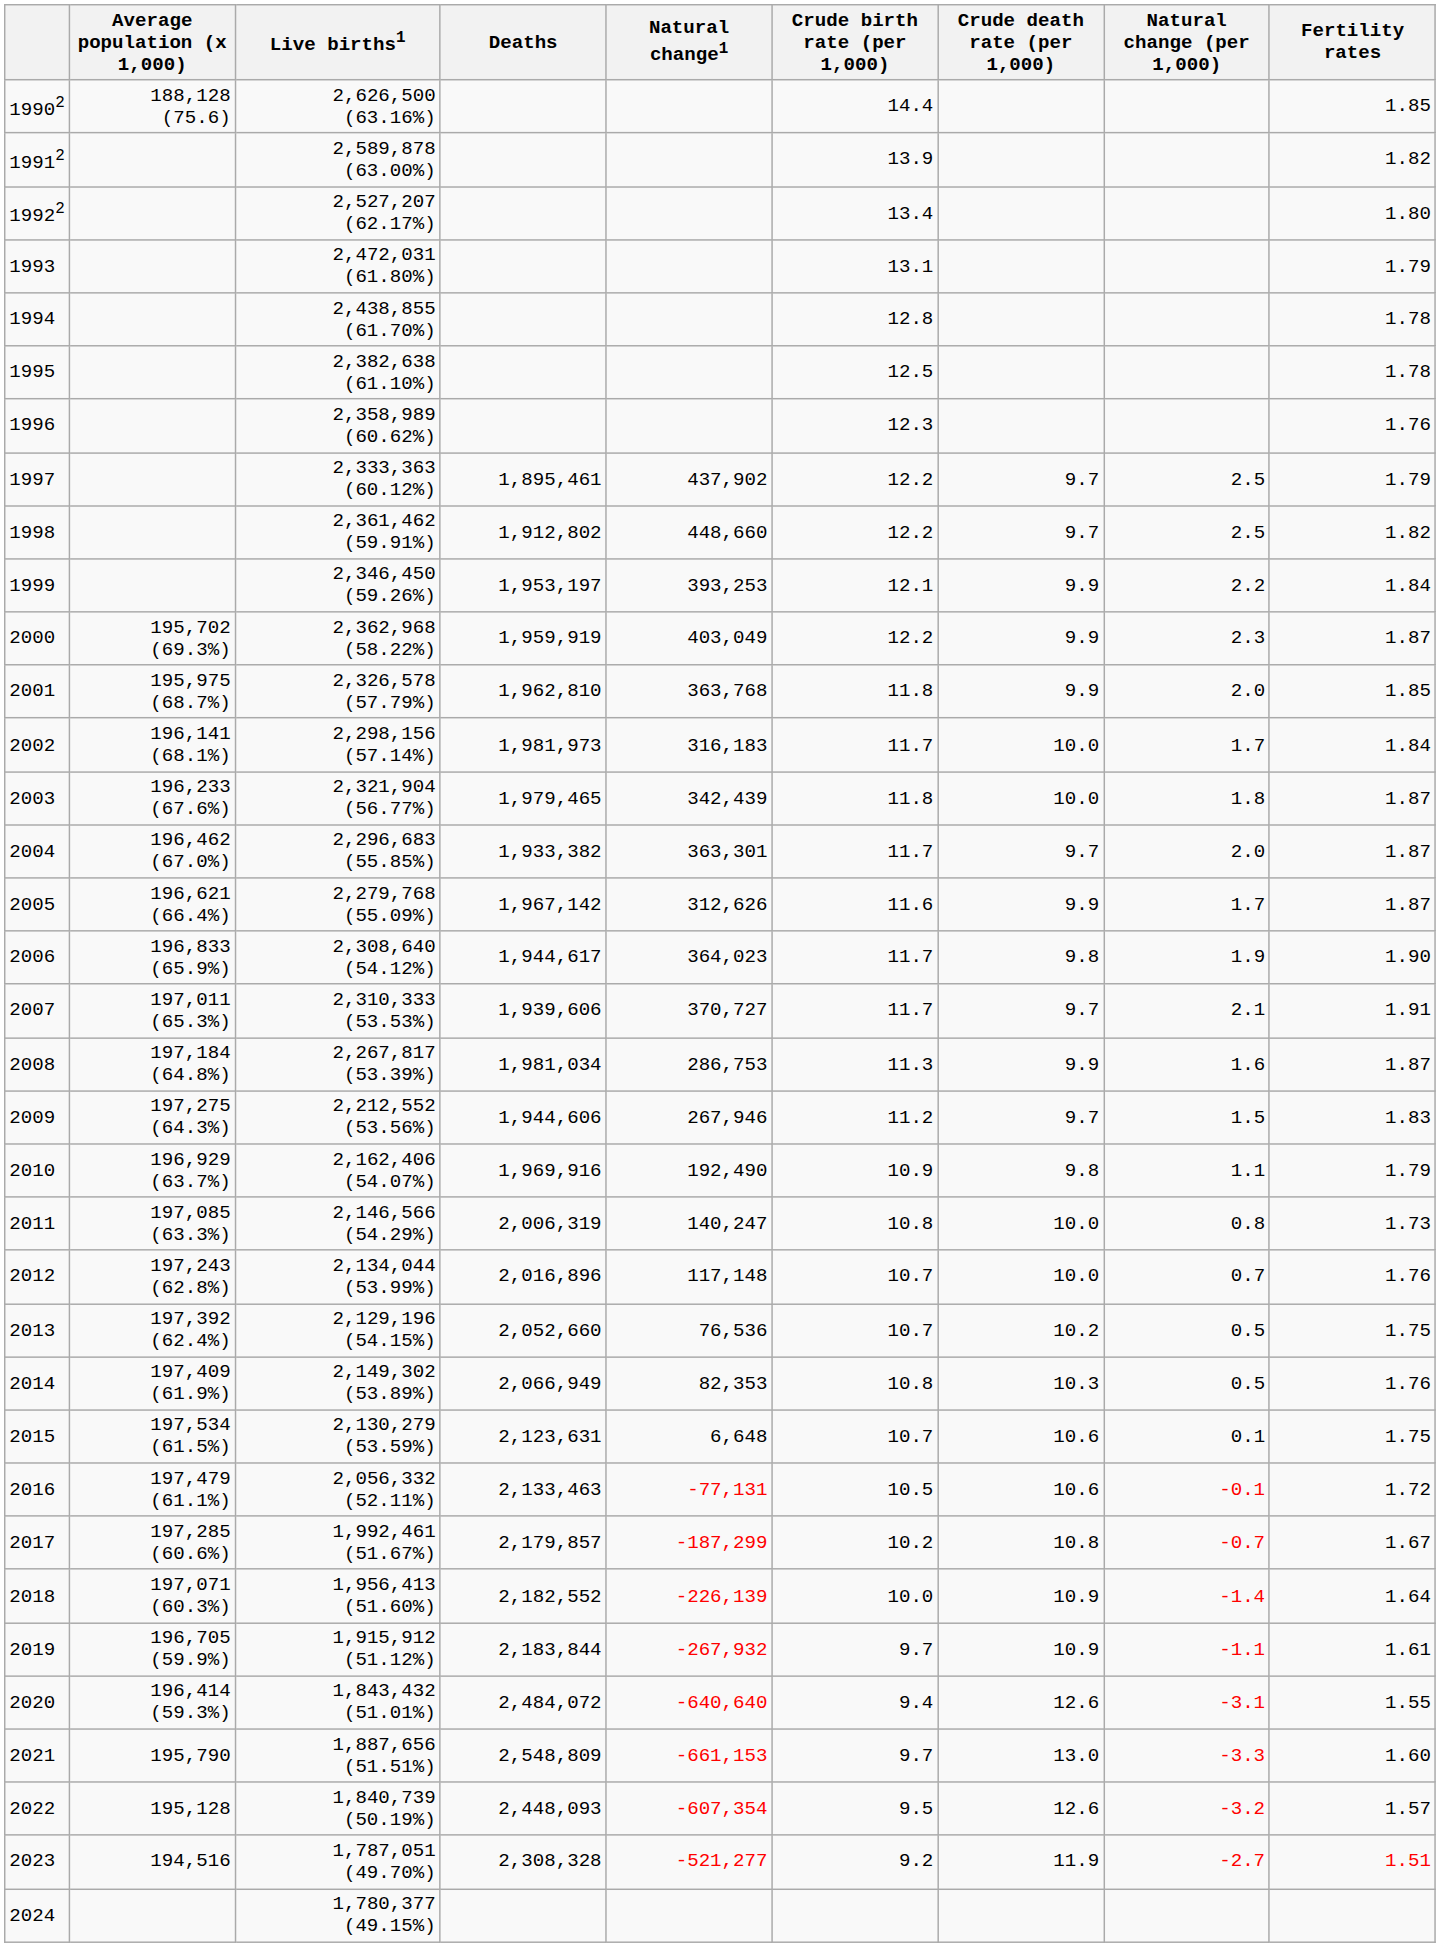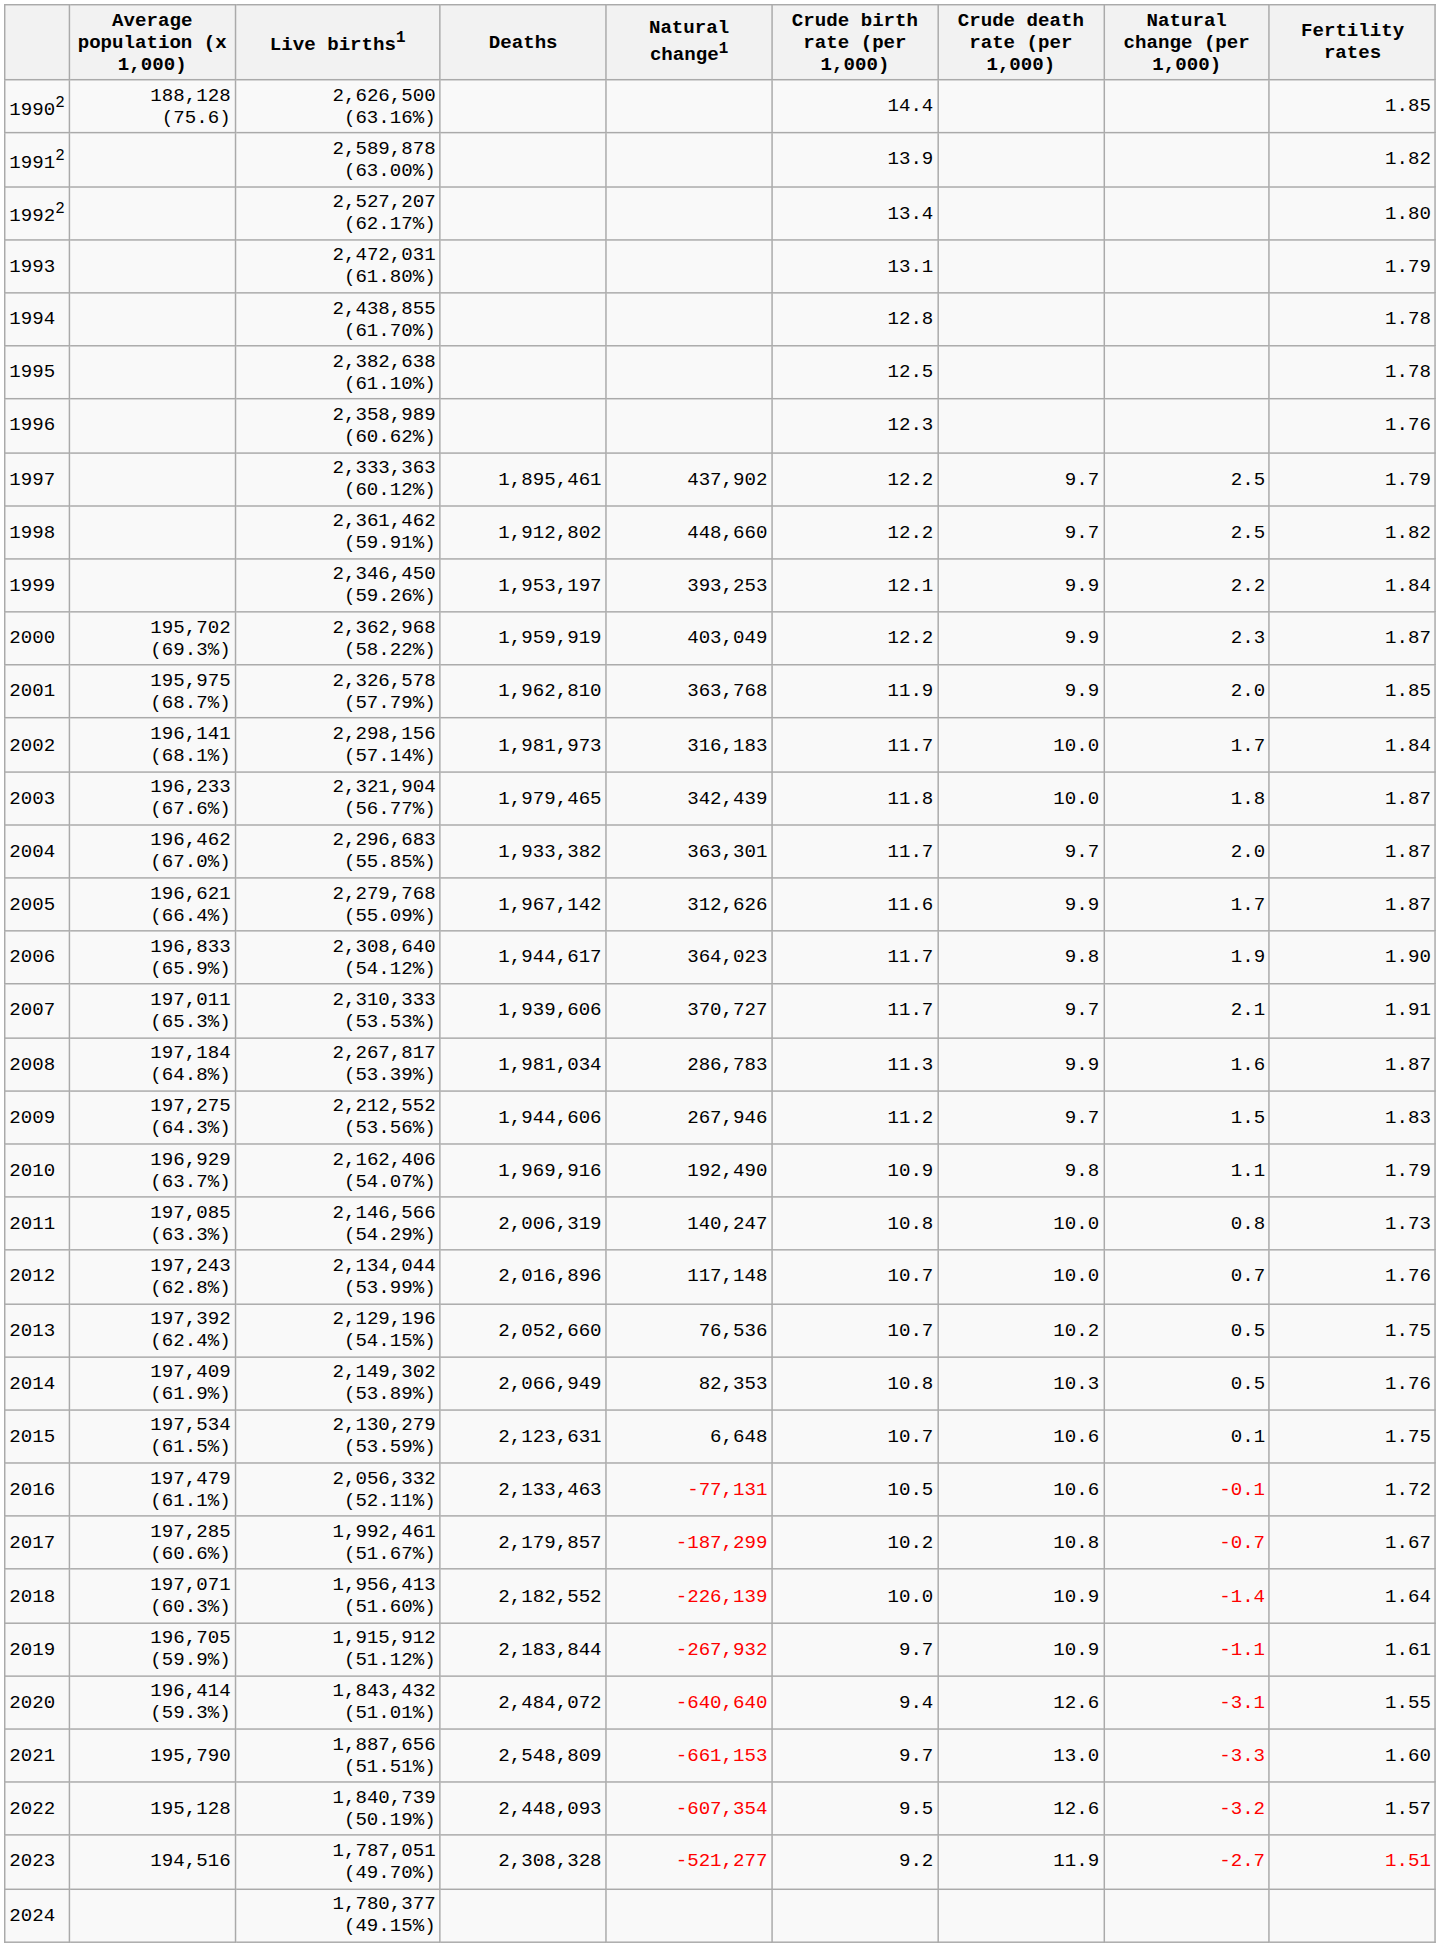(910, 692) 11.8 -> (910, 692) 11.9
(727, 1064) 286,753 -> (727, 1064) 286,783
